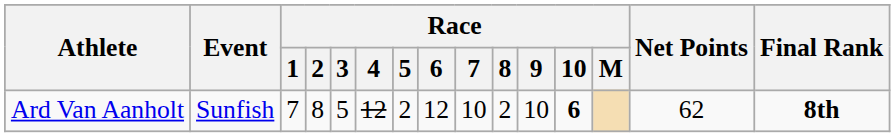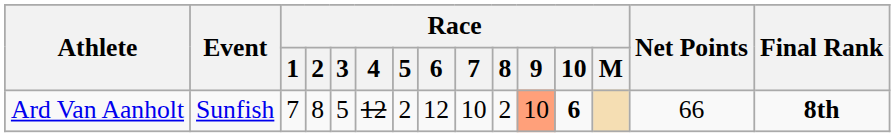(536, 110) no background -> (536, 110) lightsalmon background
(691, 110) 62 -> (691, 110) 66
